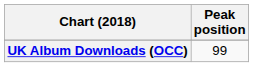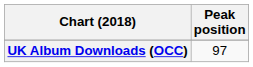(220, 51) 99 -> (220, 51) 97
